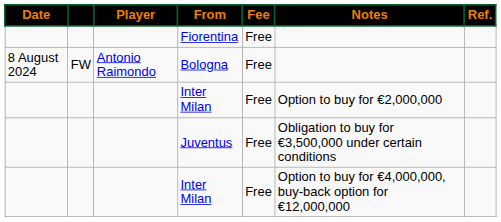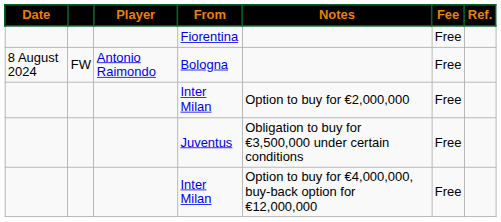columns swapped: (259, 15) <-> (370, 15)
